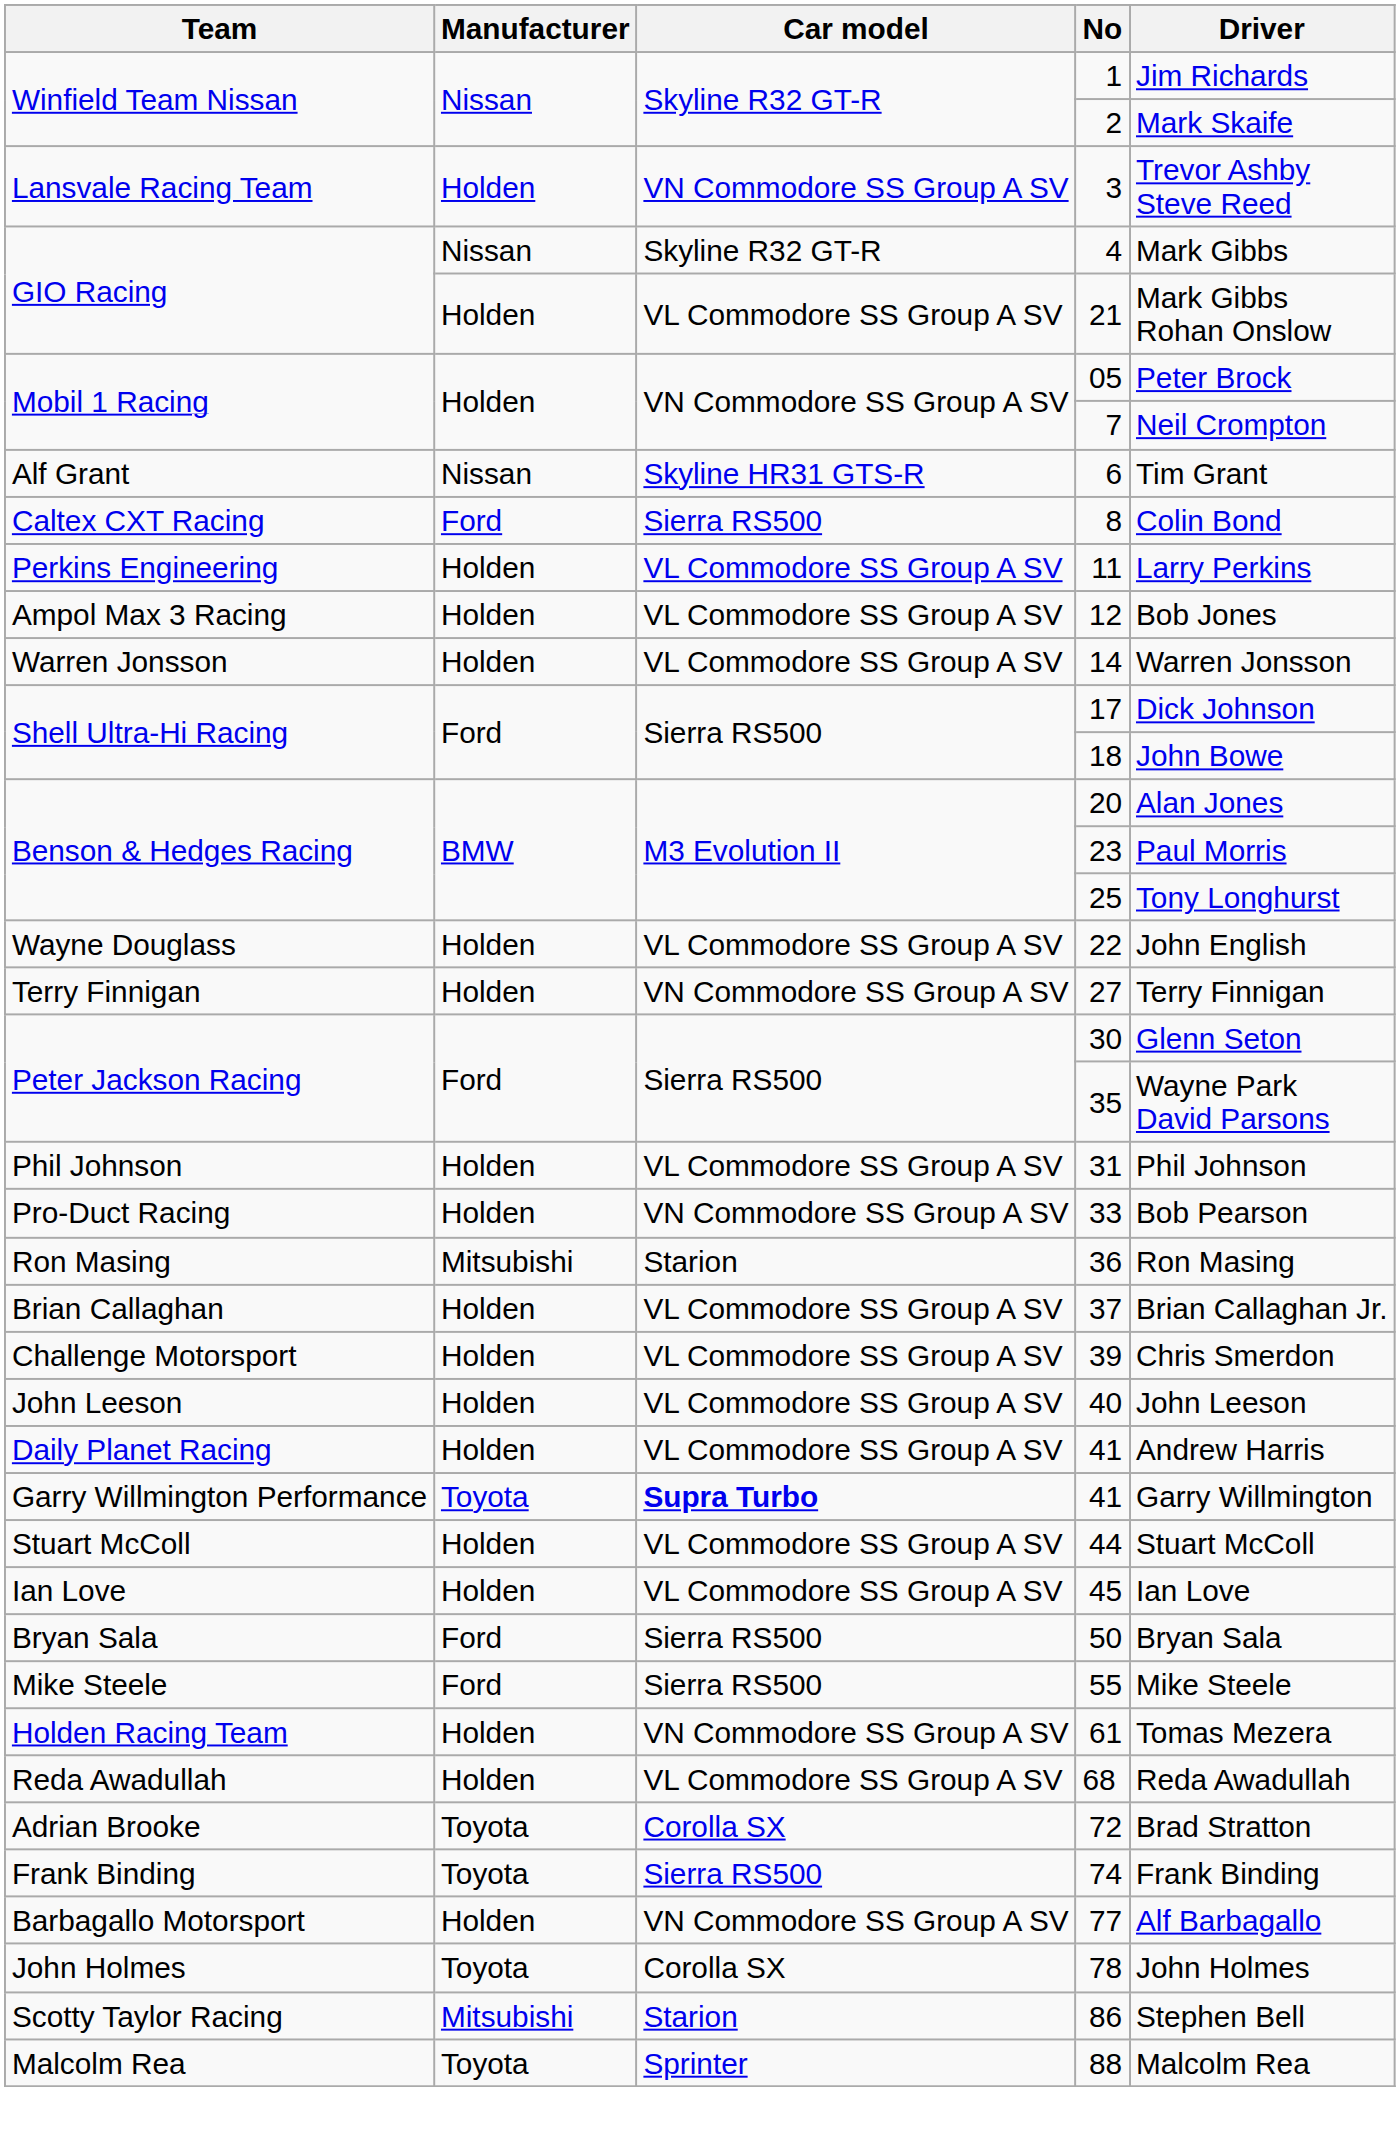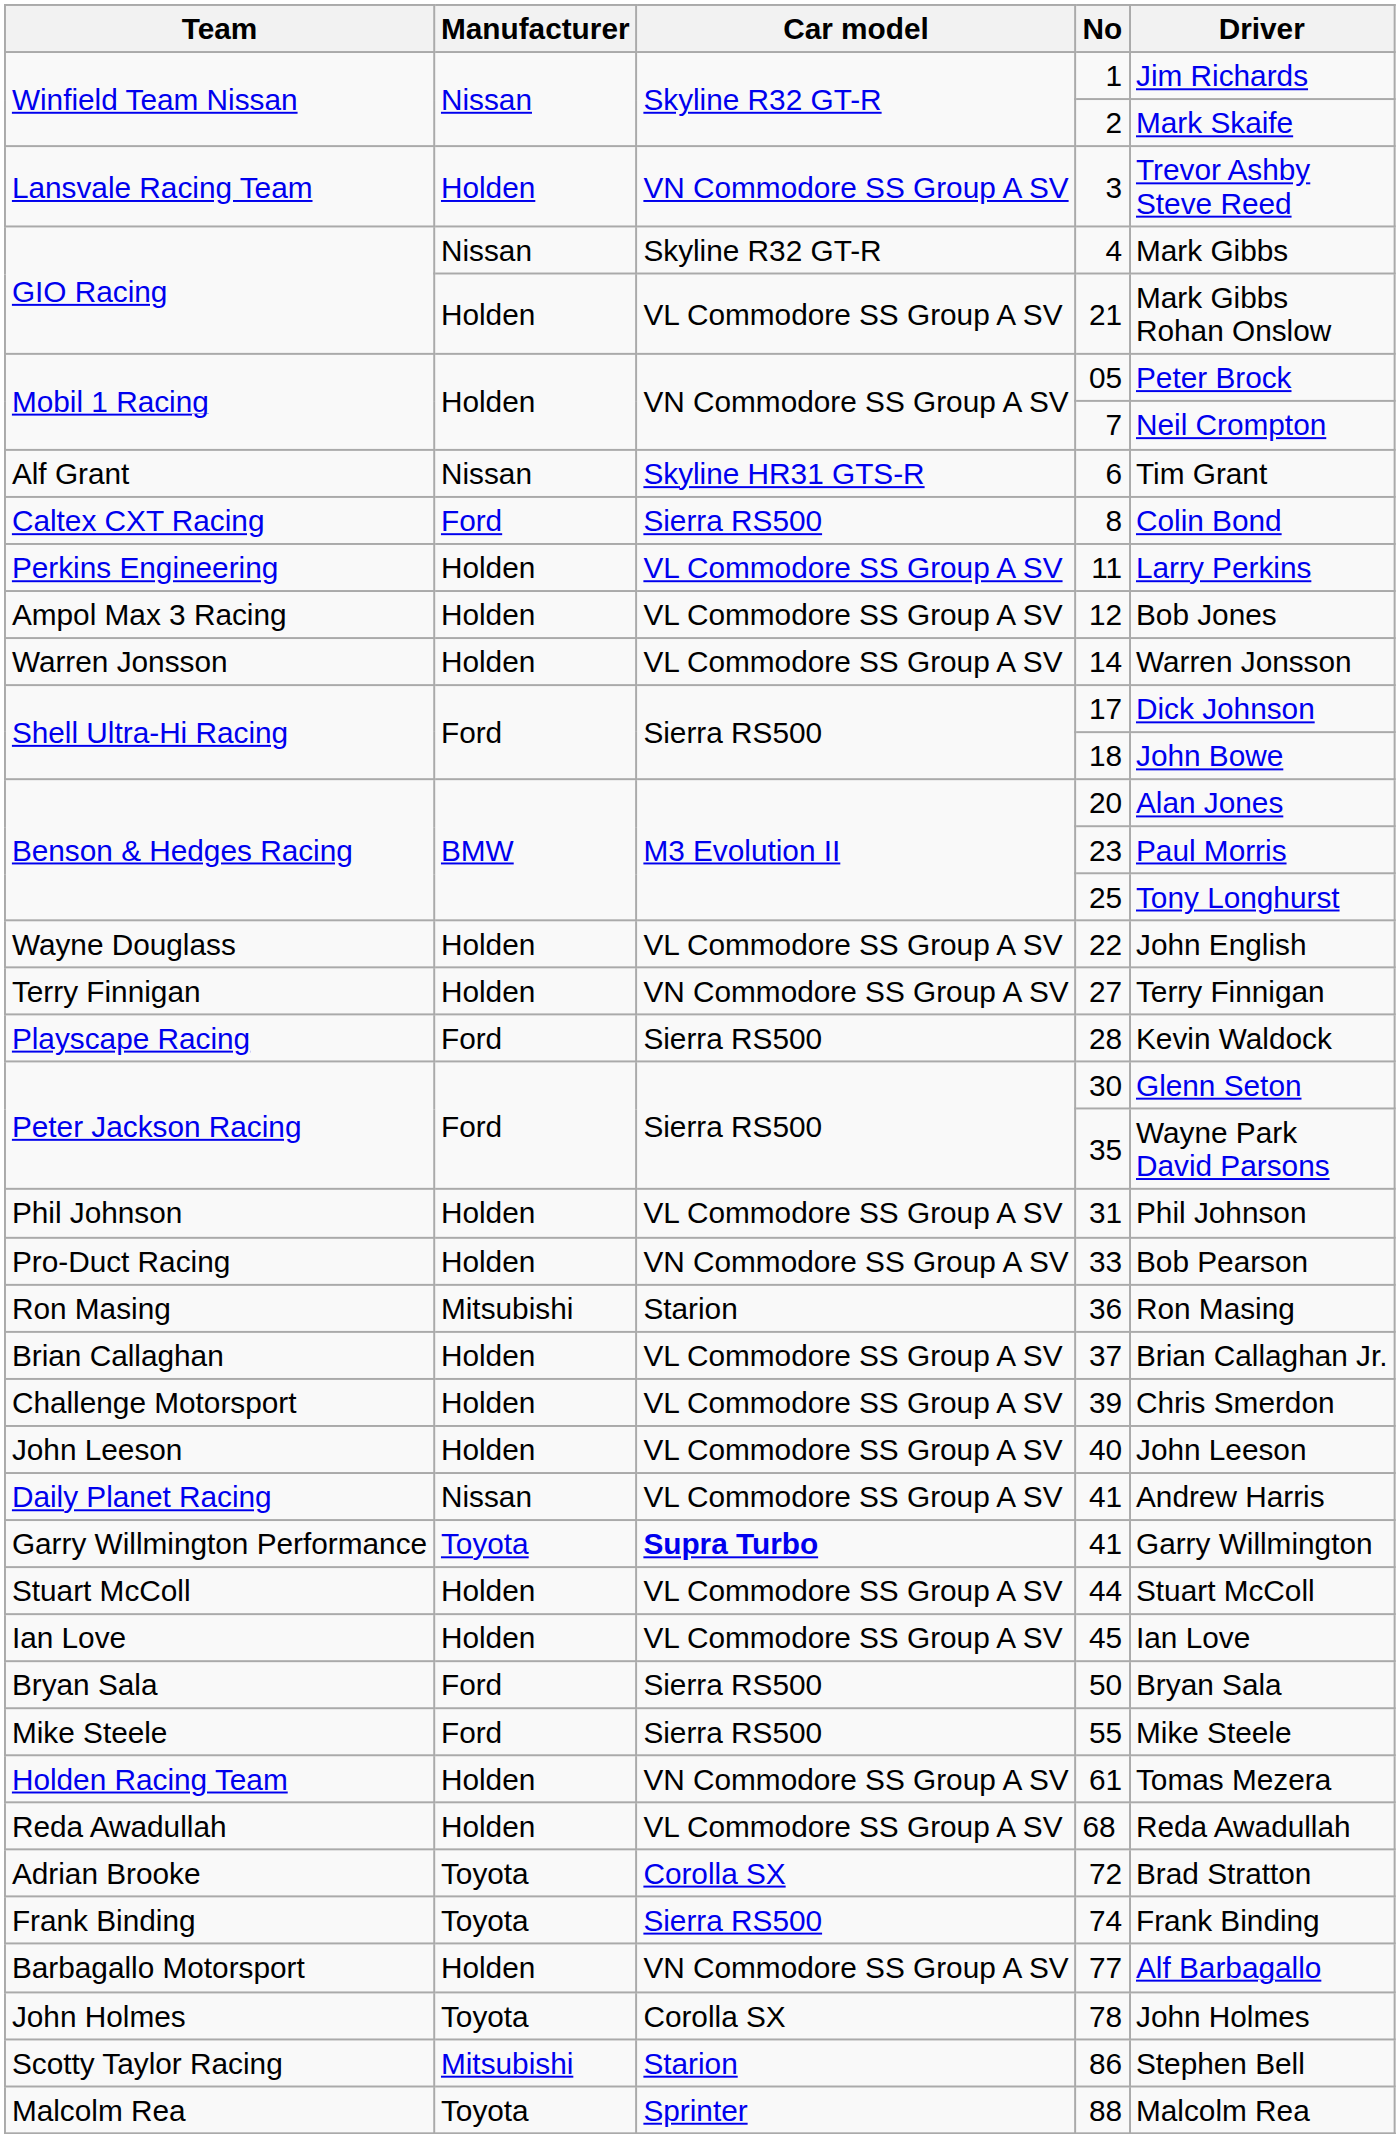+ row: (131, 1039)
(488, 1449) Holden -> (486, 1496) Nissan
